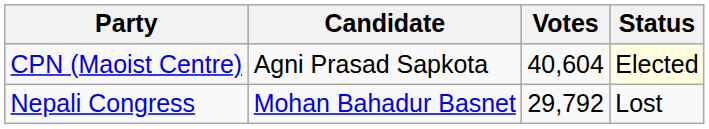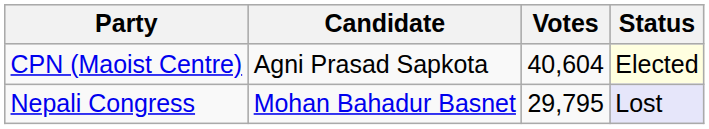(566, 103) 29,792 -> (566, 103) 29,795
(639, 103) no background -> (639, 103) lavender background
